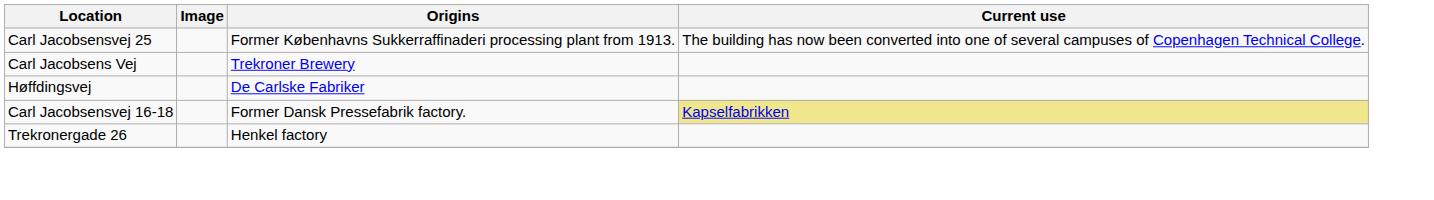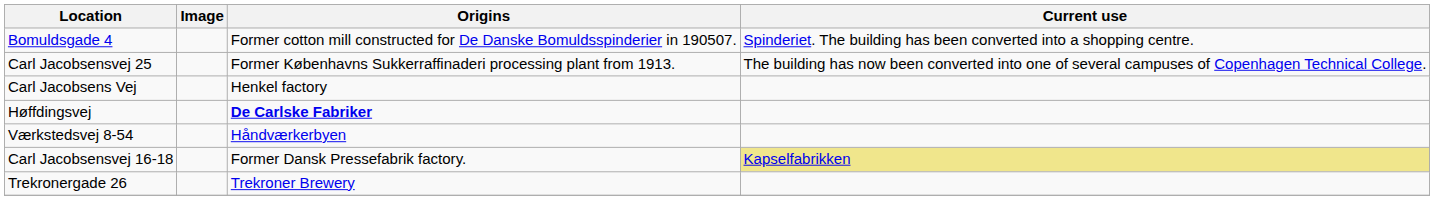+ row: (60, 40)
(293, 64) Trekroner Brewery -> (279, 87) Henkel factory
(298, 87) normal -> (301, 111) bold
+ row: (71, 135)
(279, 135) Henkel factory -> (293, 183) Trekroner Brewery
